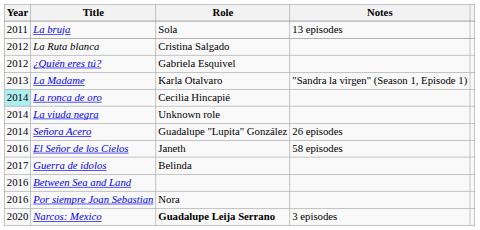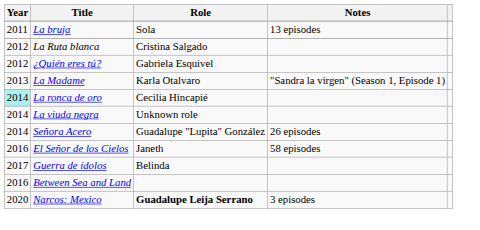- row: (93, 200)
